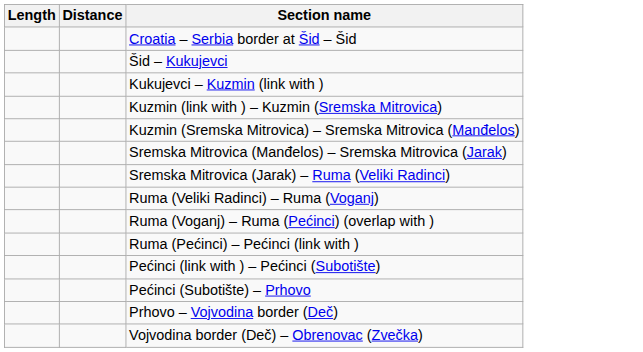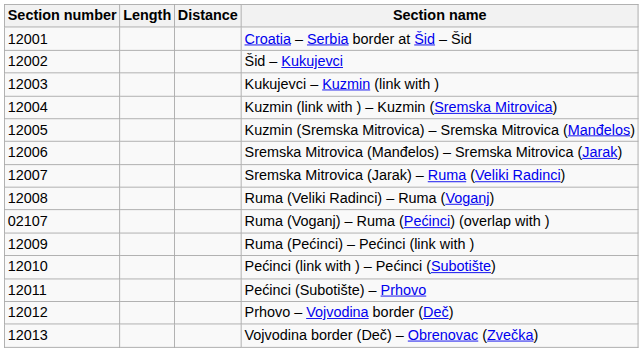+ column: (62, 15)
